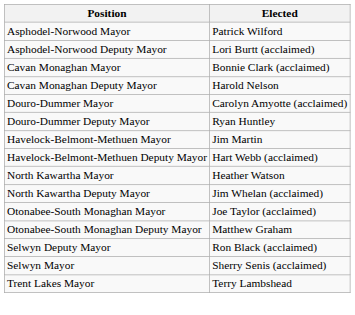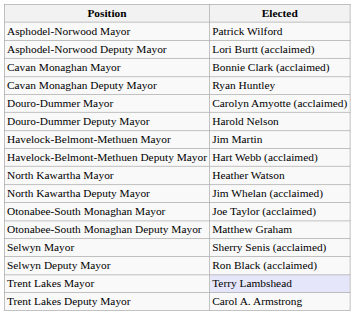(246, 85) Harold Nelson -> (244, 85) Ryan Huntley
(244, 121) Ryan Huntley -> (246, 121) Harold Nelson
rows swapped: (41, 265) <-> (59, 247)
(252, 283) no background -> (252, 283) lavender background
+ row: (69, 301)
